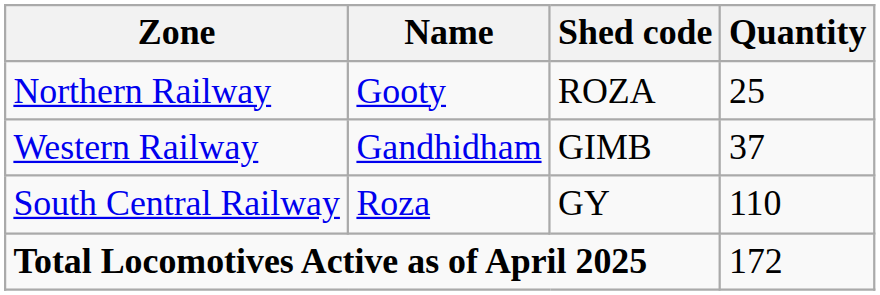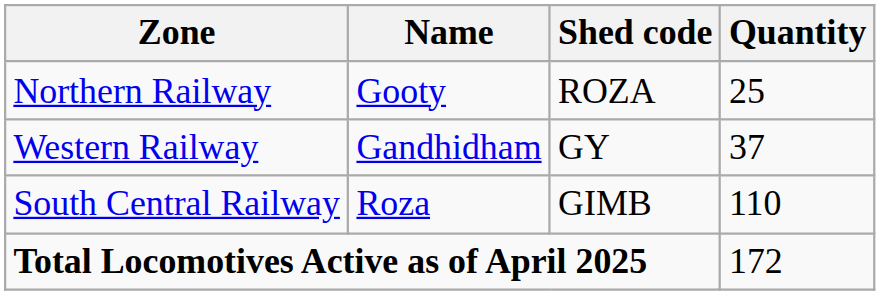(605, 146) GIMB -> (584, 146) GY
(584, 203) GY -> (605, 203) GIMB
